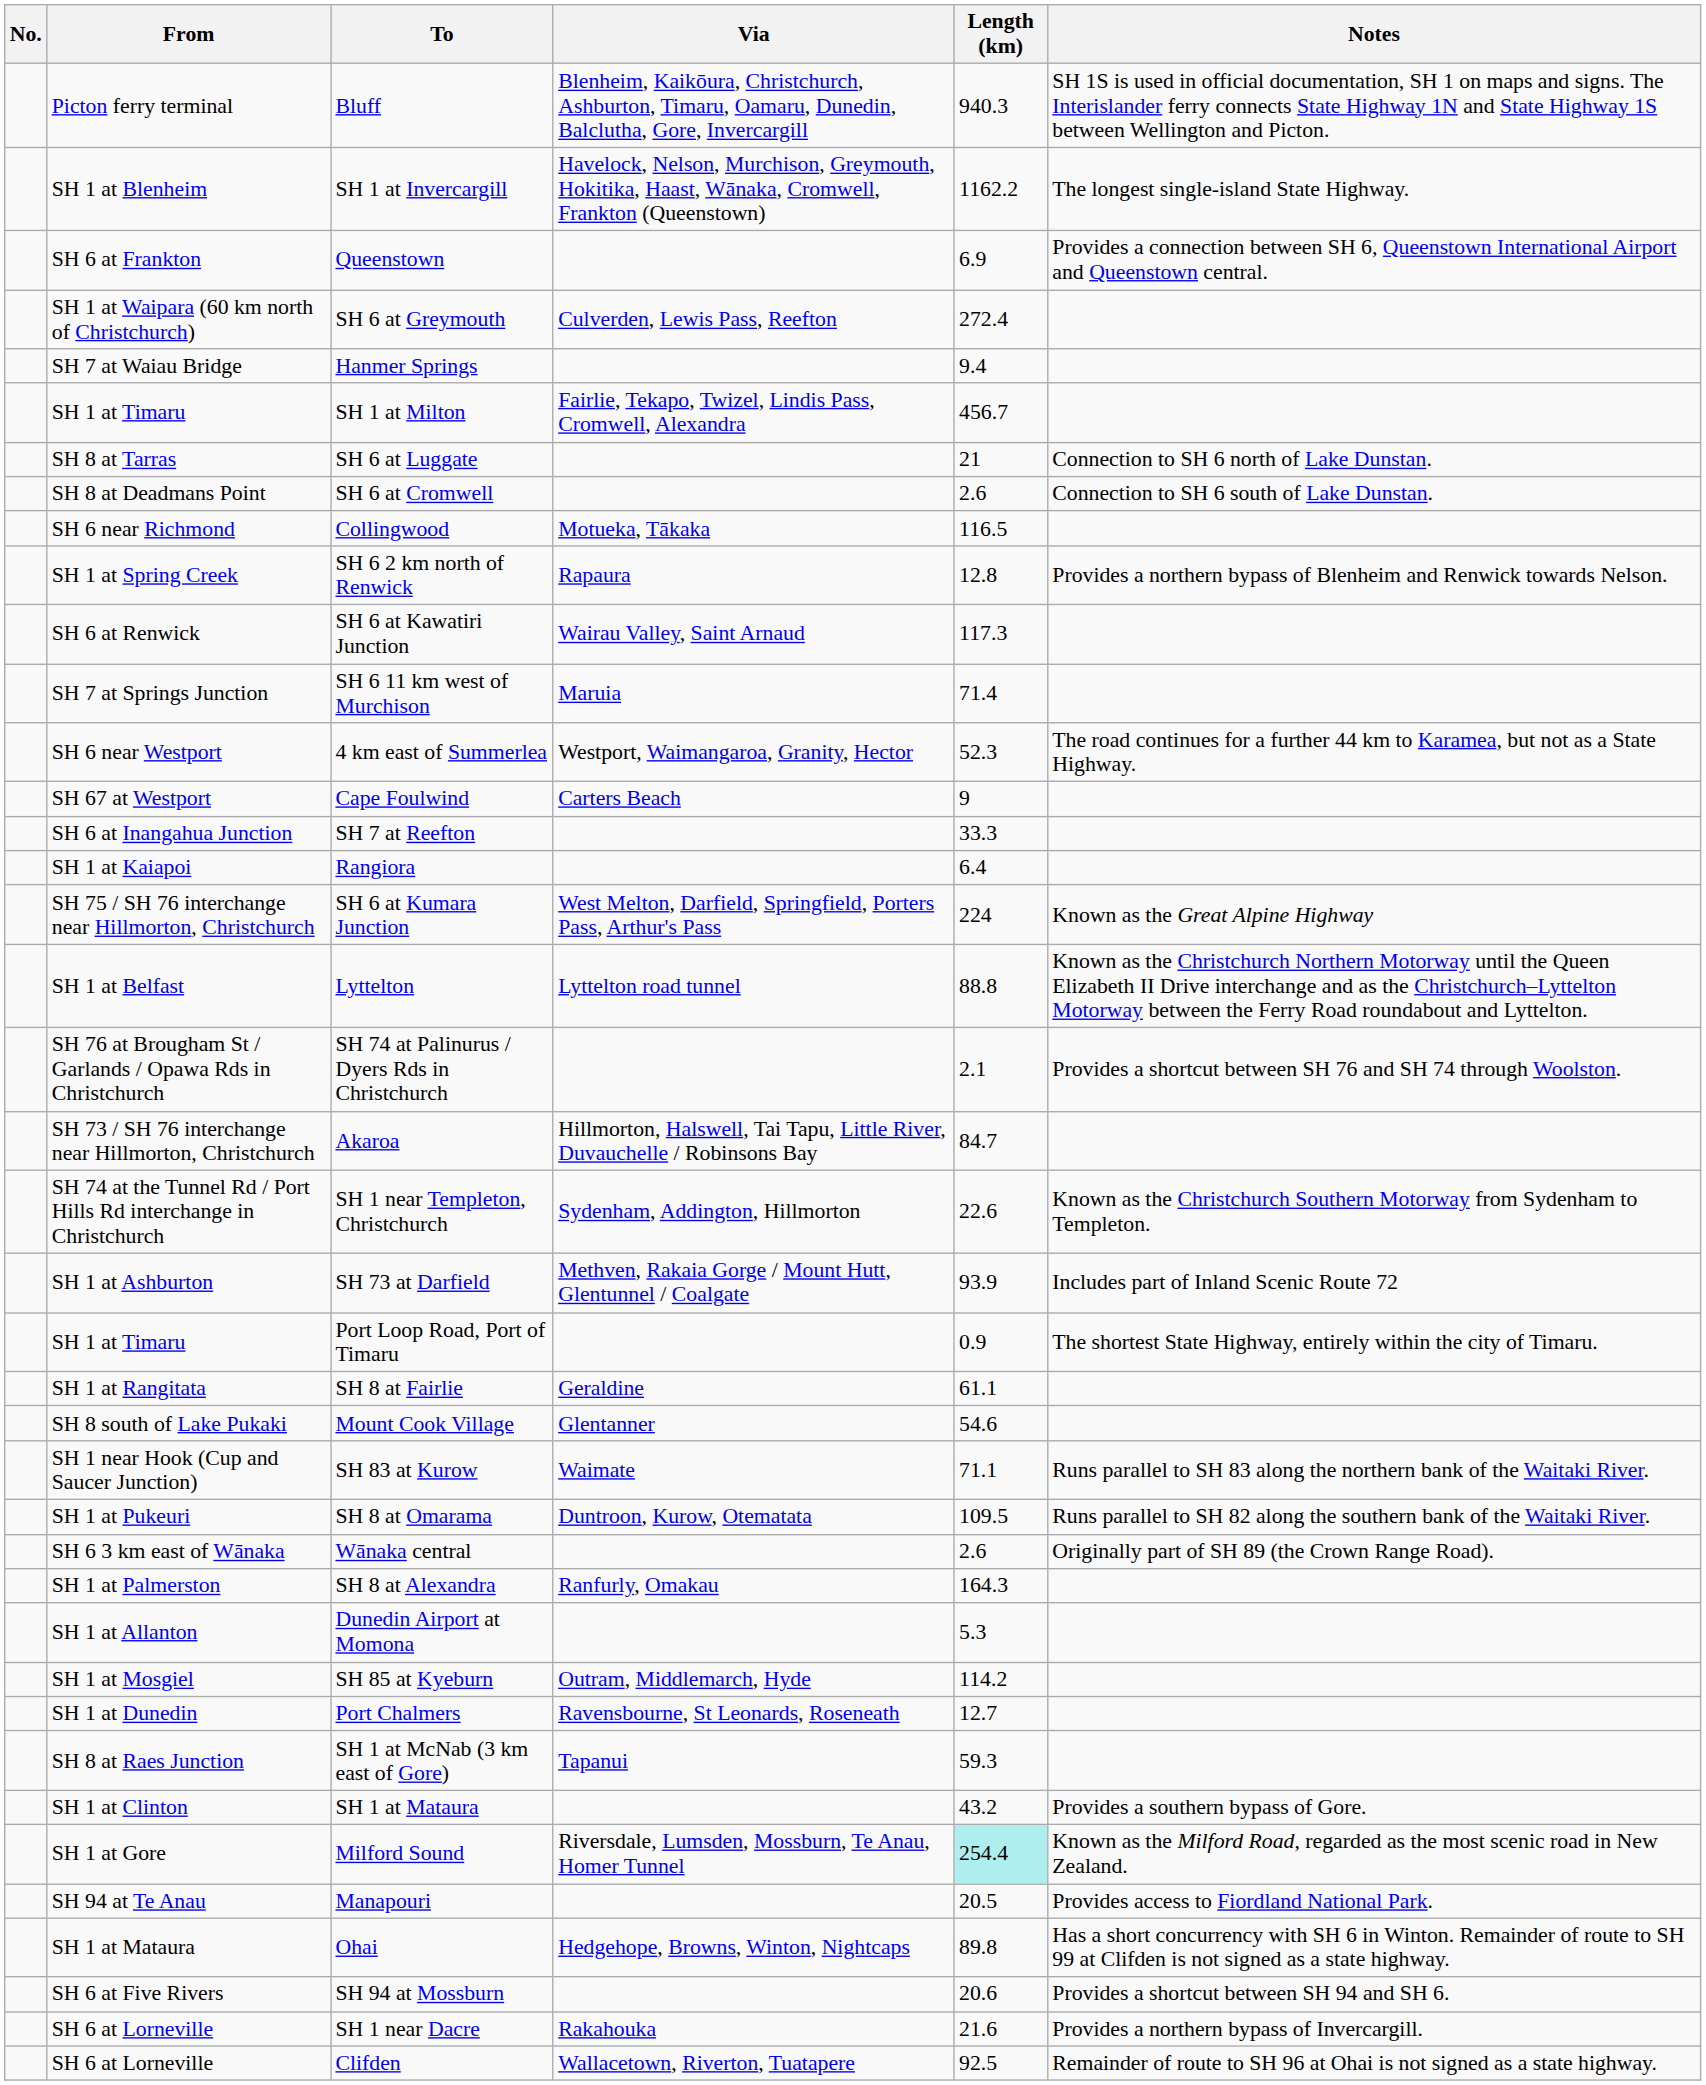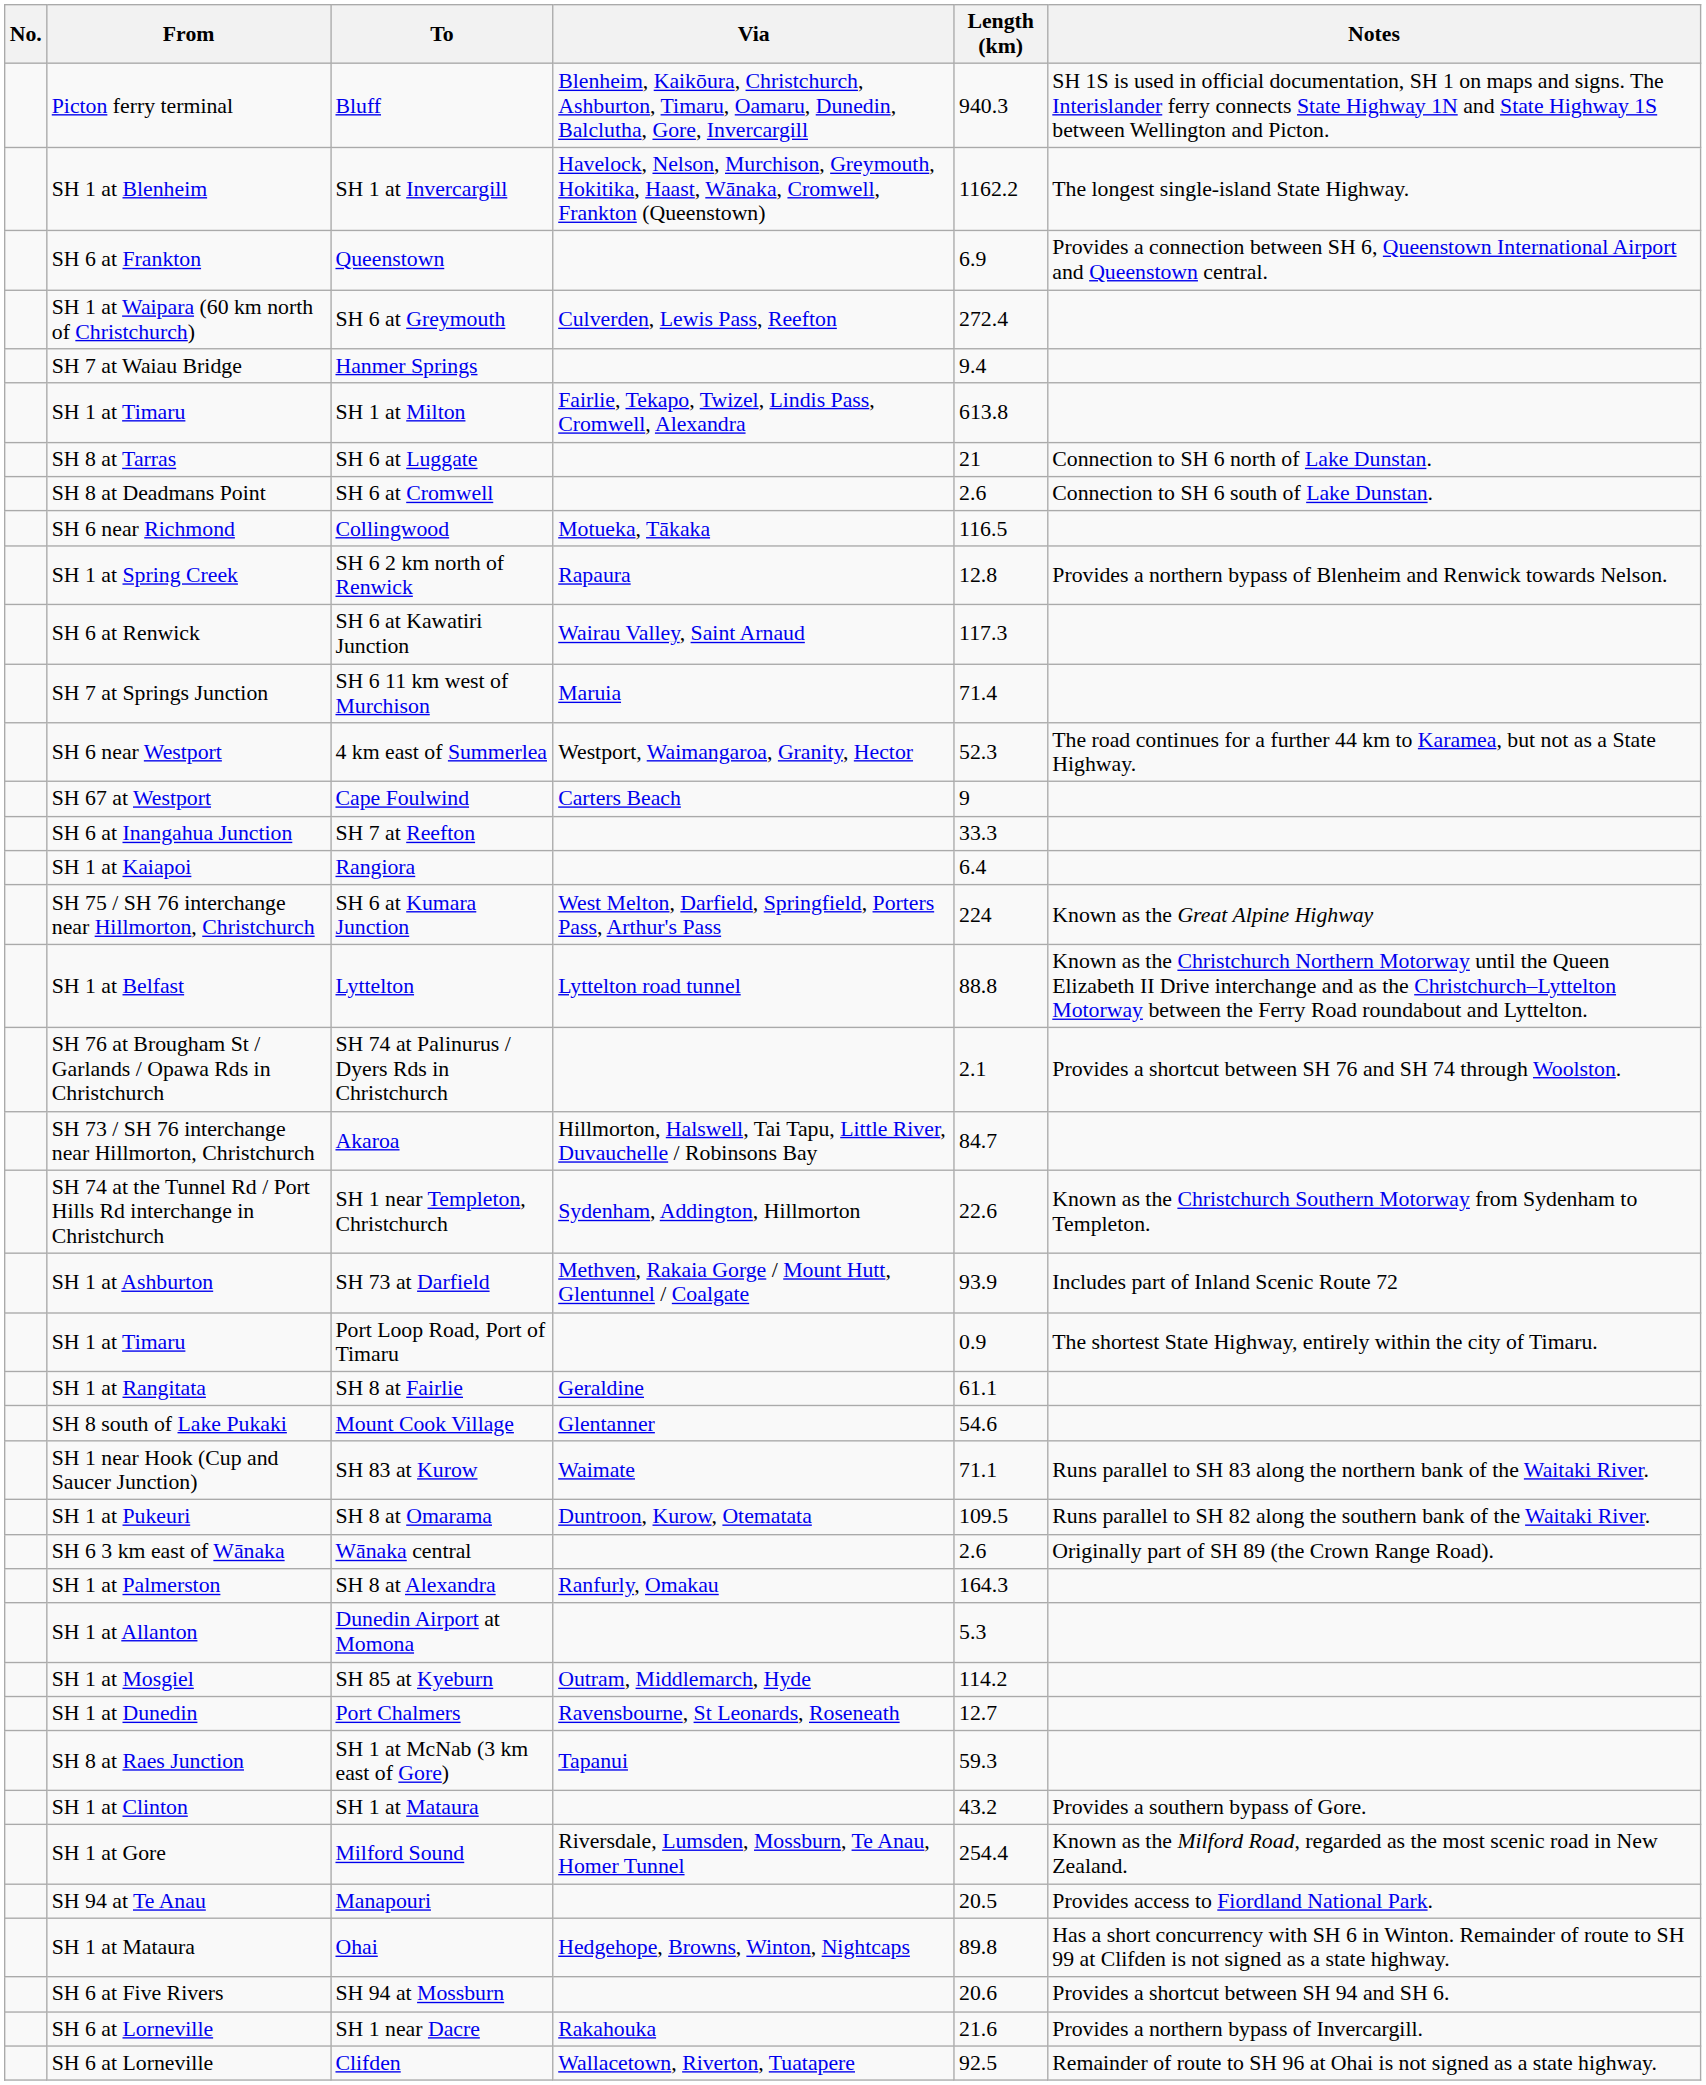(984, 412) 456.7 -> (984, 412) 613.8
(984, 1853) paleturquoise background -> (984, 1853) no background
